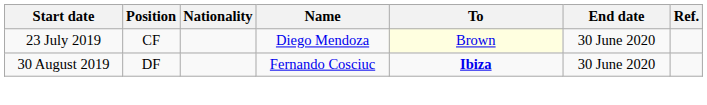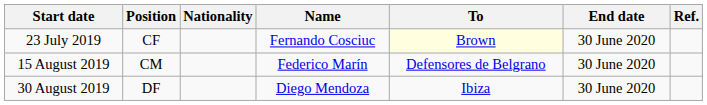(323, 40) Diego Mendoza -> (323, 40) Fernando Cosciuc
+ row: (63, 64)
(323, 64) Fernando Cosciuc -> (323, 88) Diego Mendoza
(476, 64) bold -> (476, 88) normal
